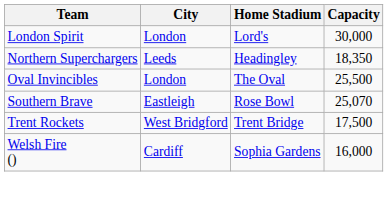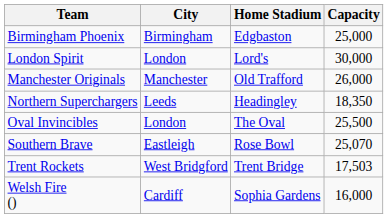+ row: (66, 36)
+ row: (66, 79)
(354, 123) 17,500 -> (354, 166) 17,503
